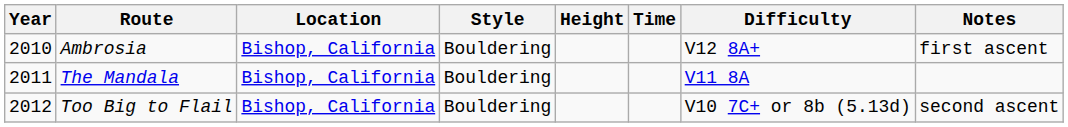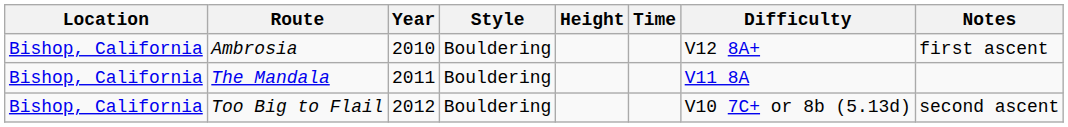columns swapped: (31, 19) <-> (338, 19)
